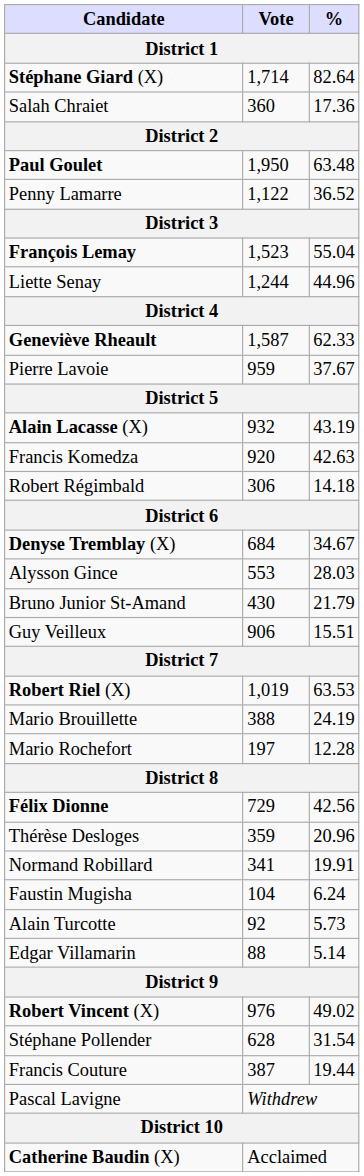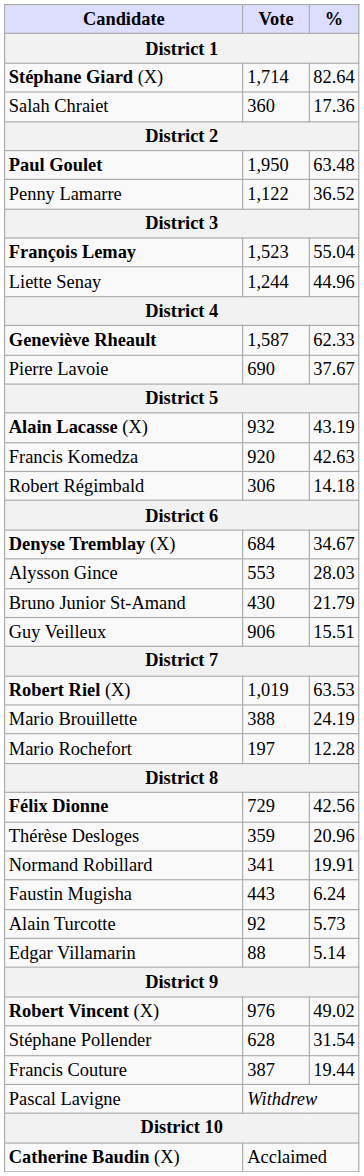(261, 369) 959 -> (261, 369) 690
(261, 894) 104 -> (261, 894) 443
